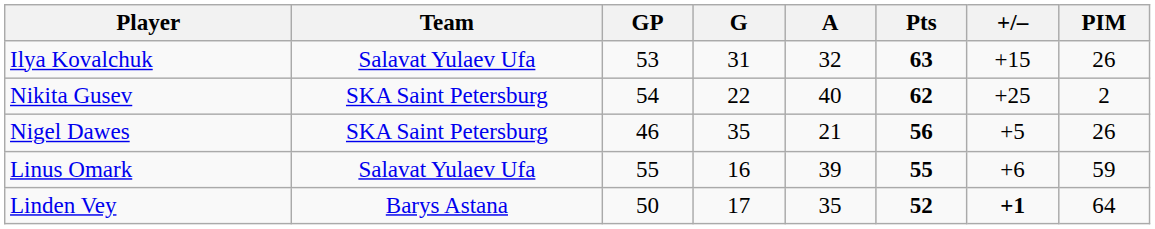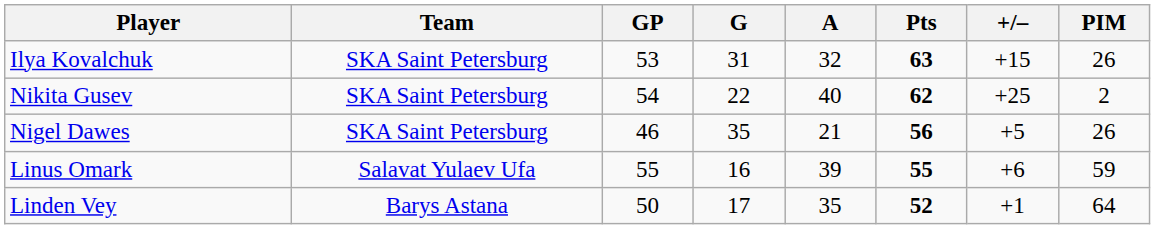(447, 59) Salavat Yulaev Ufa -> (447, 59) SKA Saint Petersburg
(1013, 205) bold -> (1013, 205) normal
